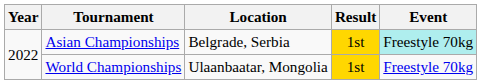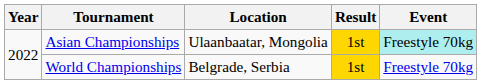(239, 42) Belgrade, Serbia -> (258, 42) Ulaanbaatar, Mongolia
(258, 67) Ulaanbaatar, Mongolia -> (239, 67) Belgrade, Serbia
